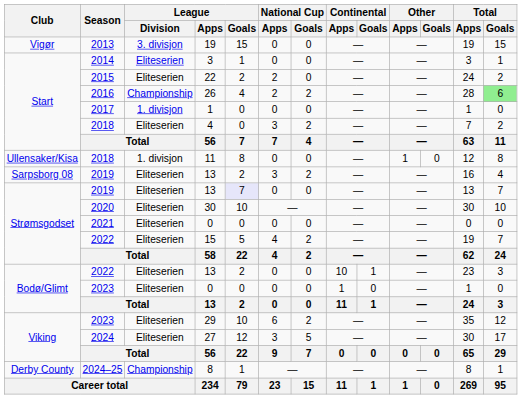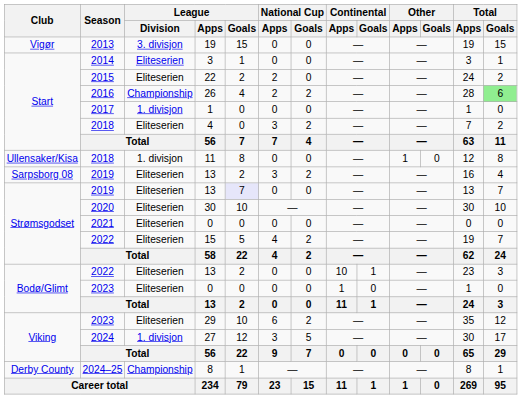(160, 337) Eliteserien -> (160, 337) 1. divisjon
